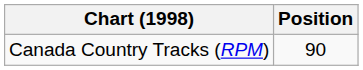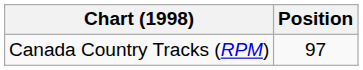(316, 49) 90 -> (316, 49) 97
